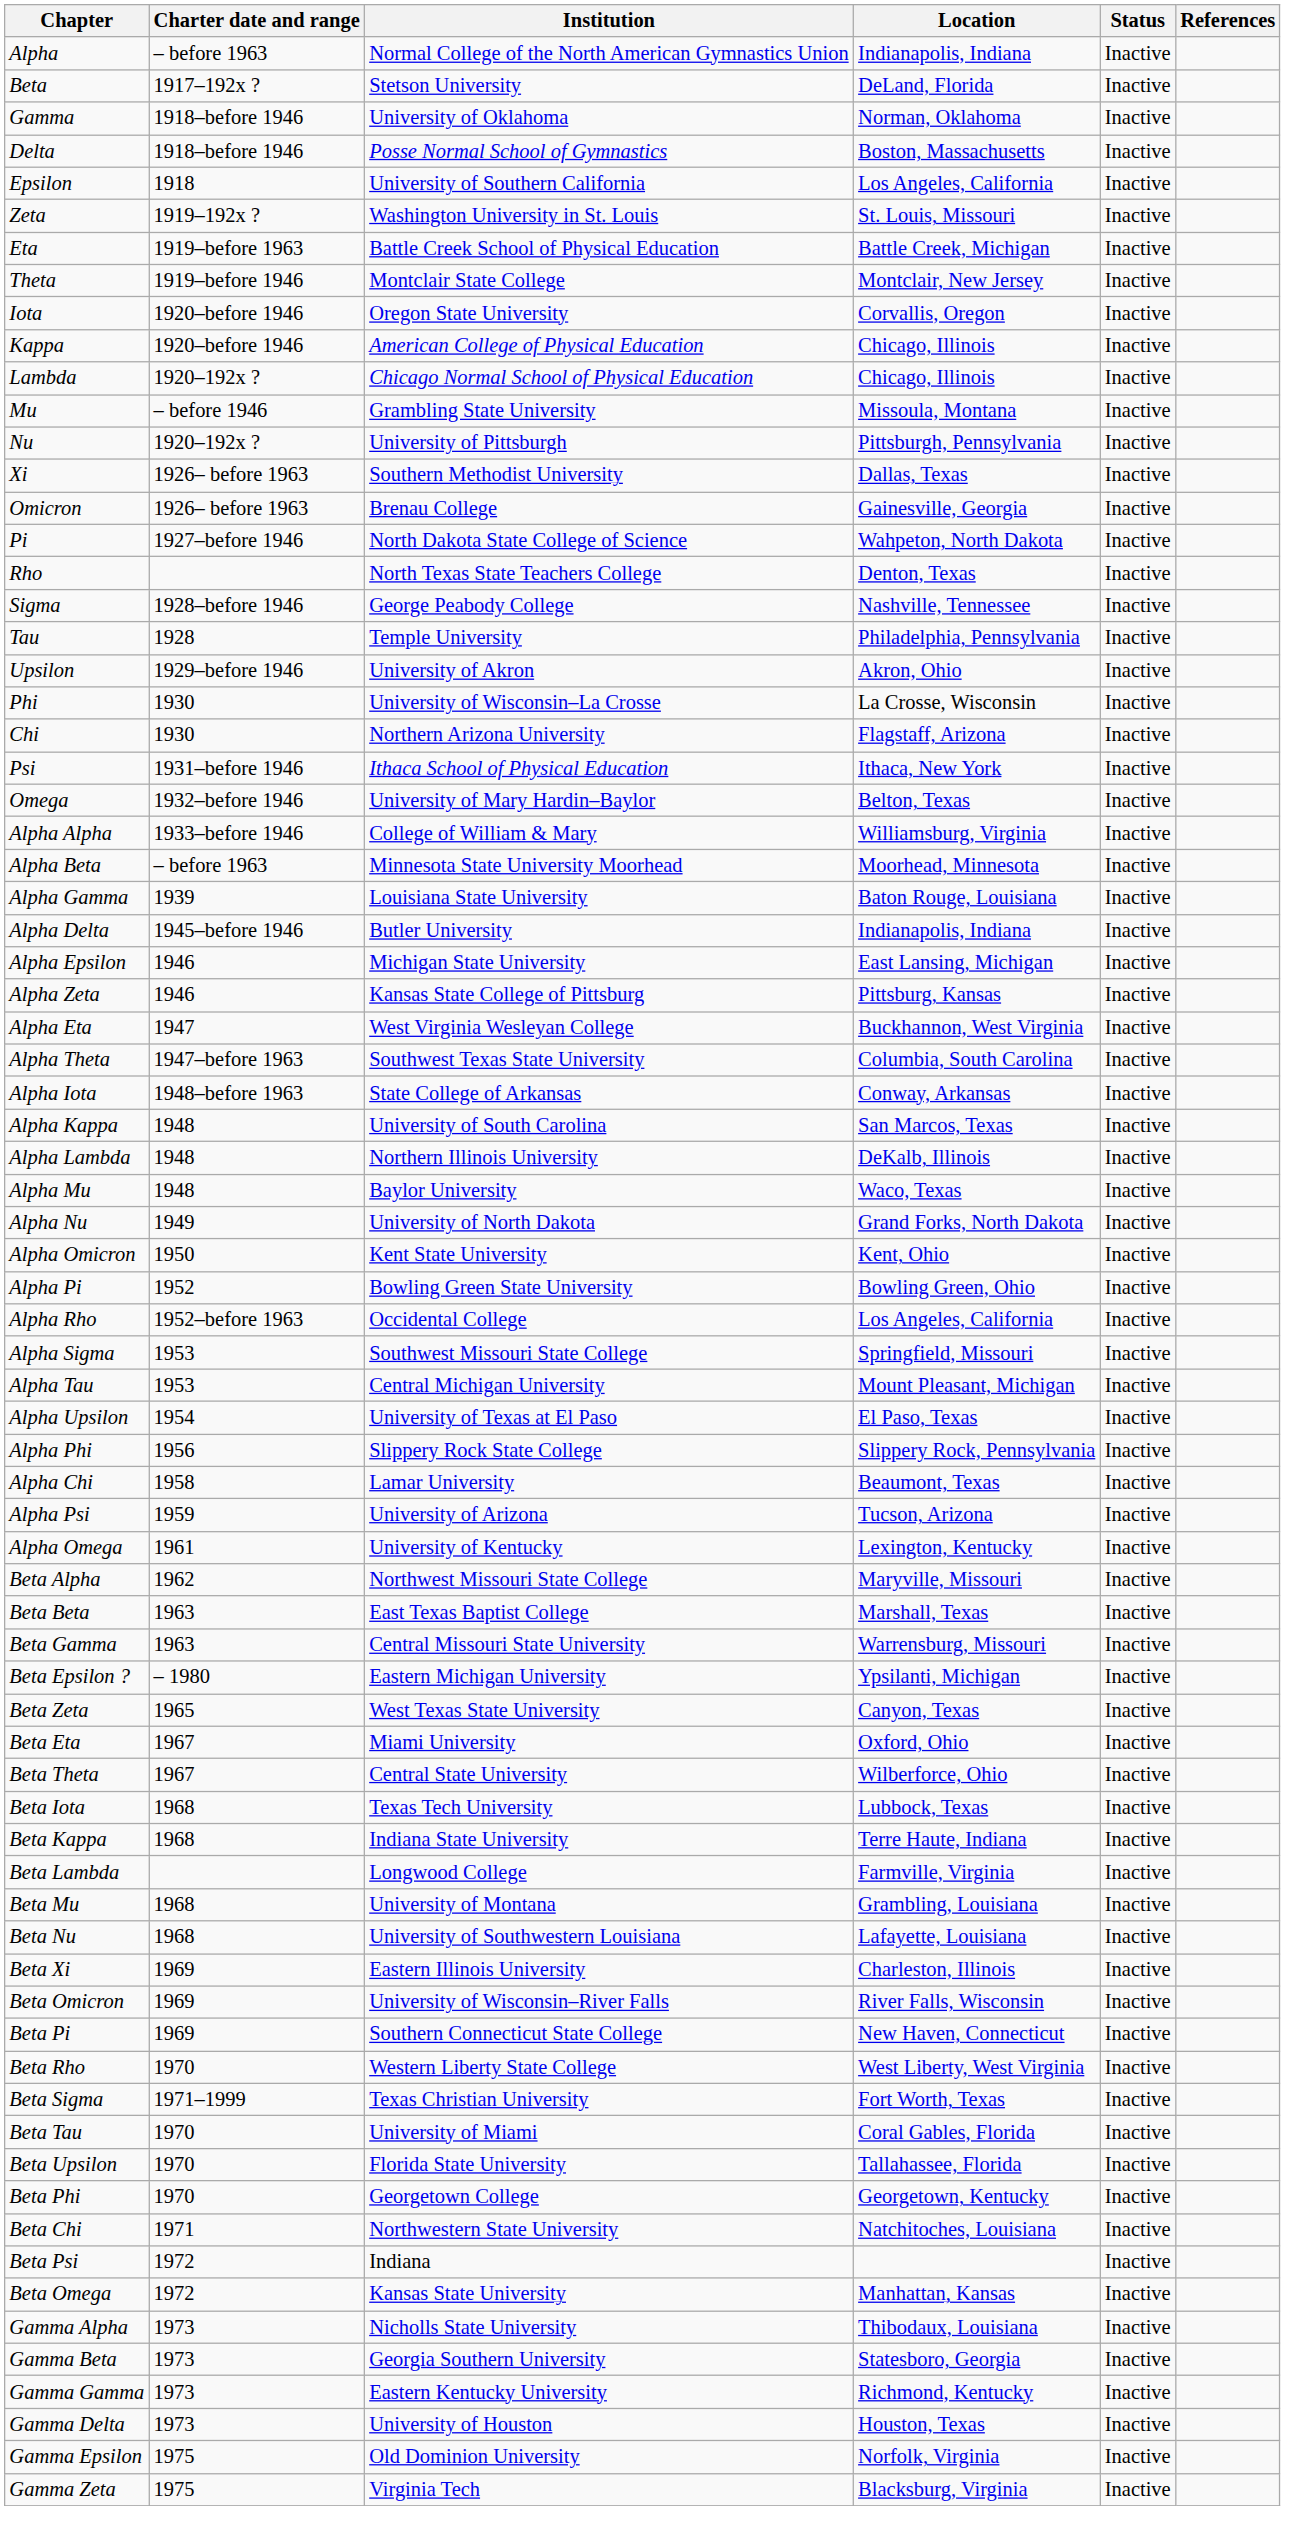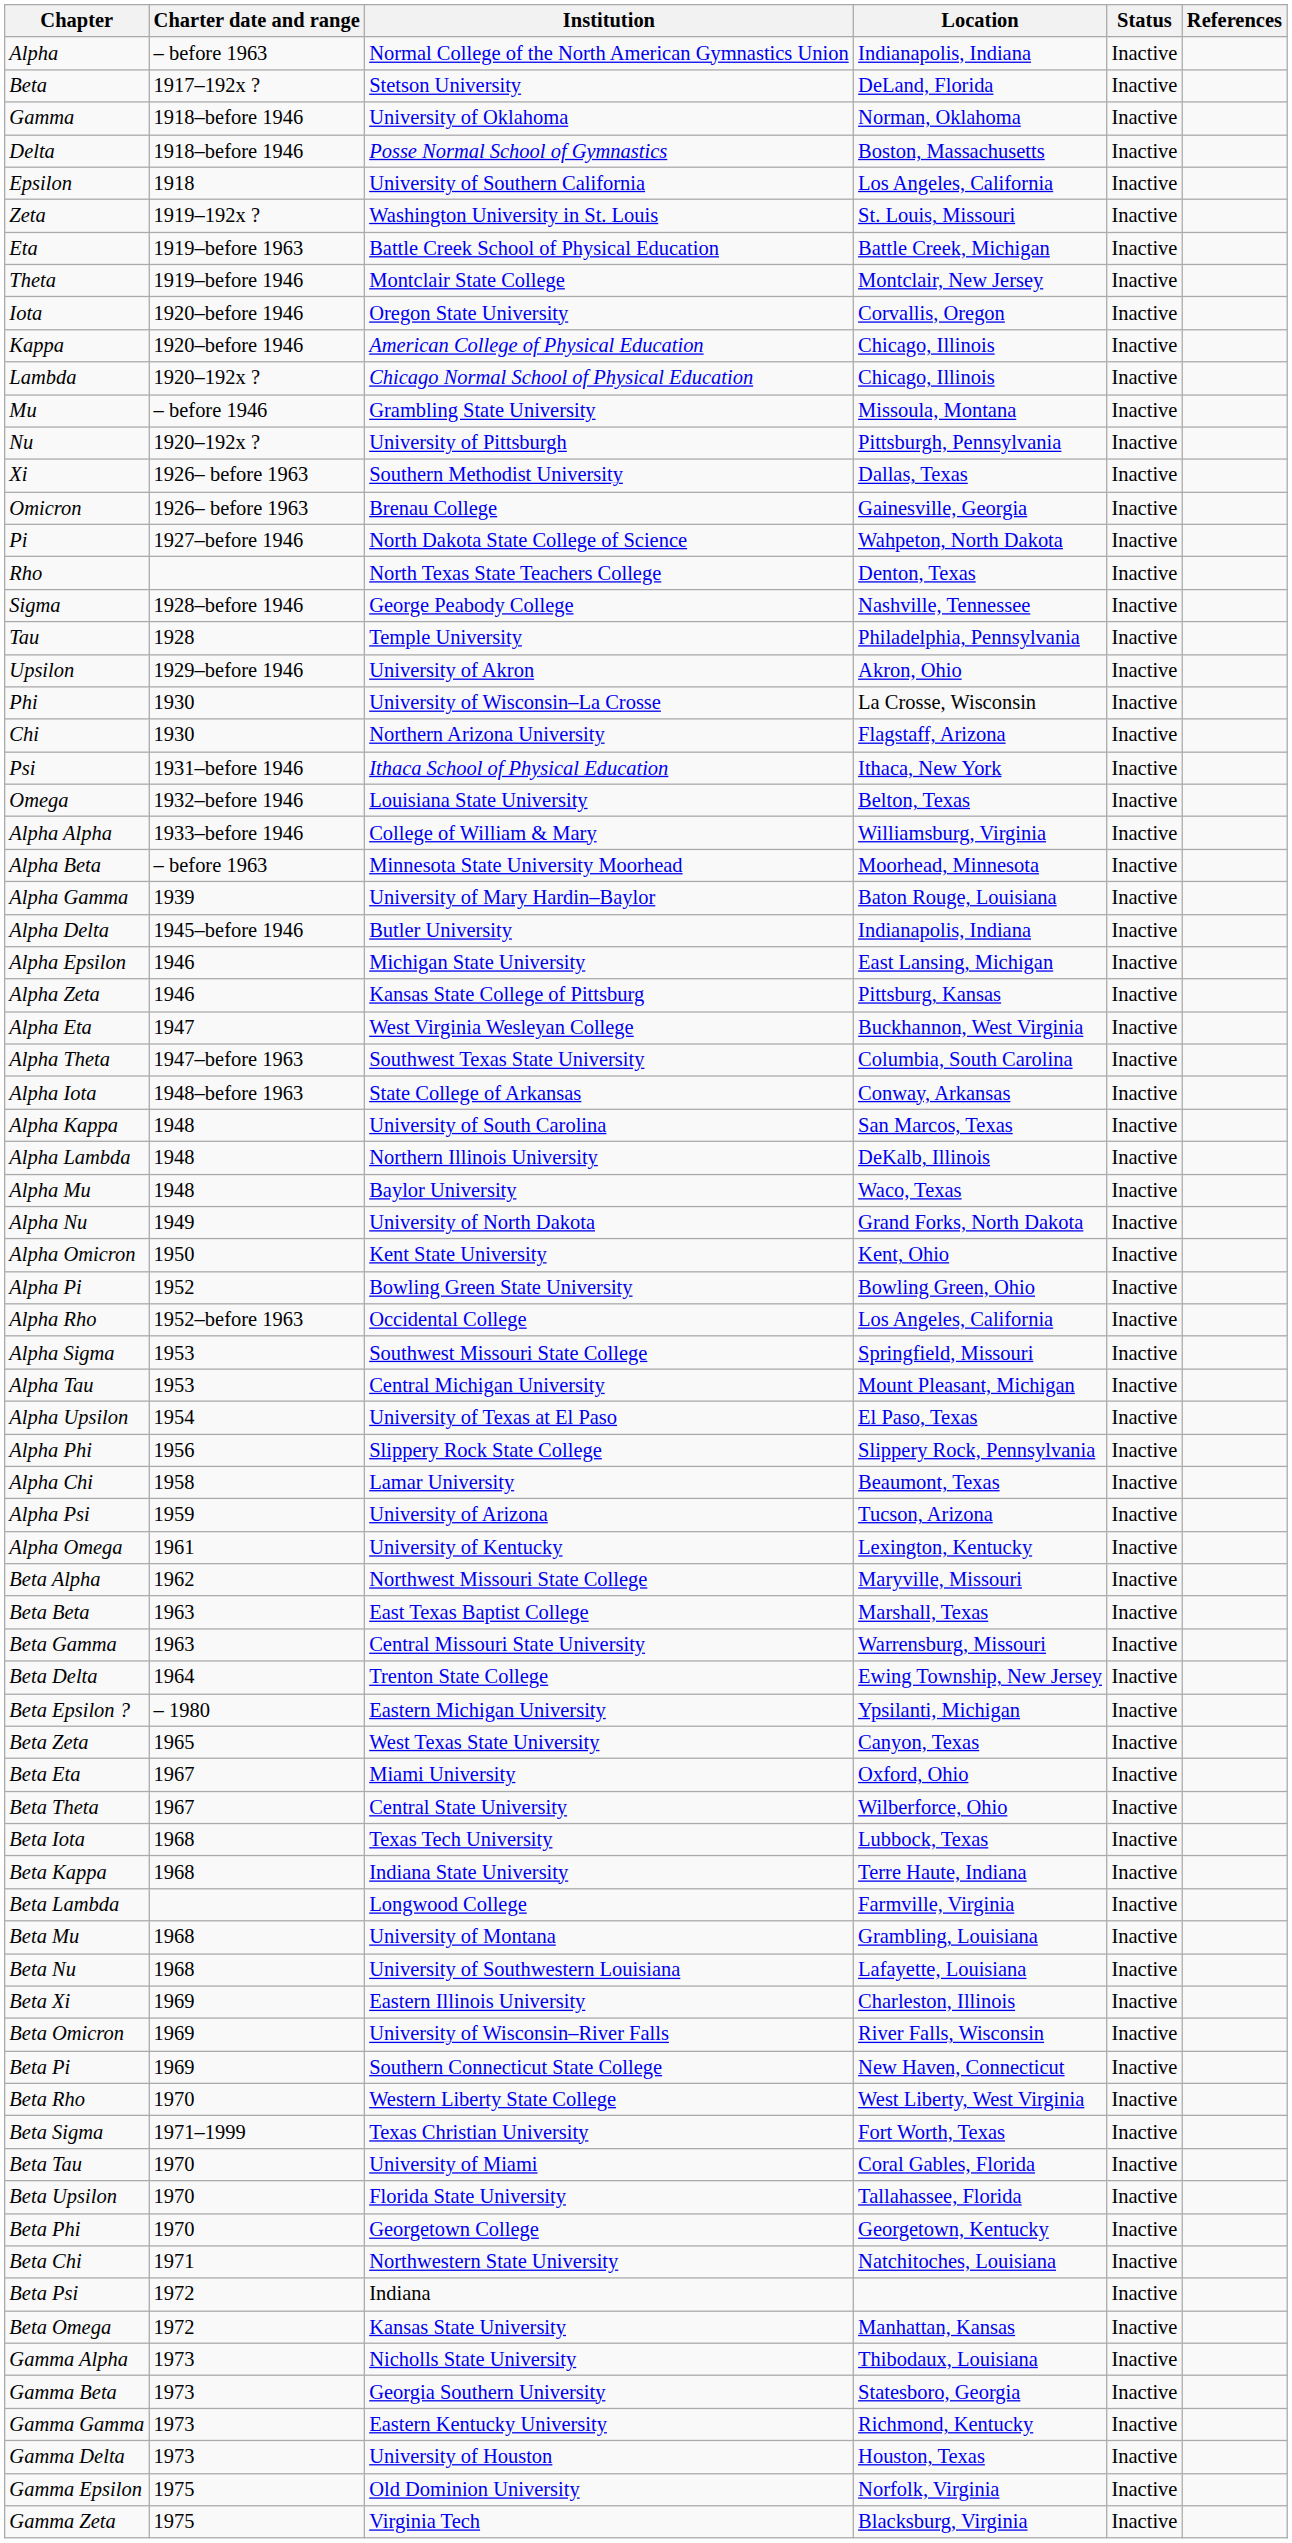(512, 800) University of Mary Hardin–Baylor -> (478, 800) Louisiana State University
(478, 897) Louisiana State University -> (512, 897) University of Mary Hardin–Baylor
+ row: (53, 1677)
